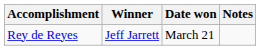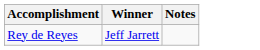- column: (191, 14)
